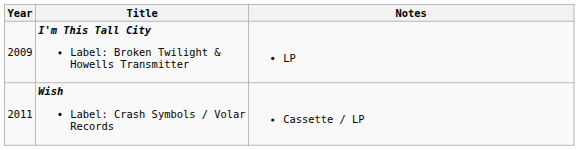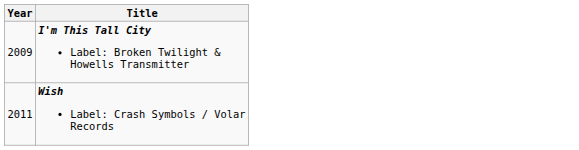- column: (411, 13)
